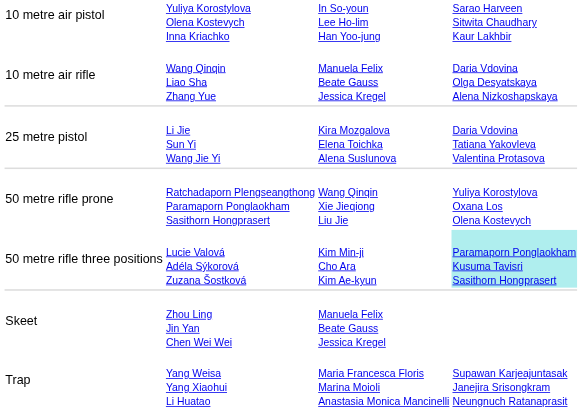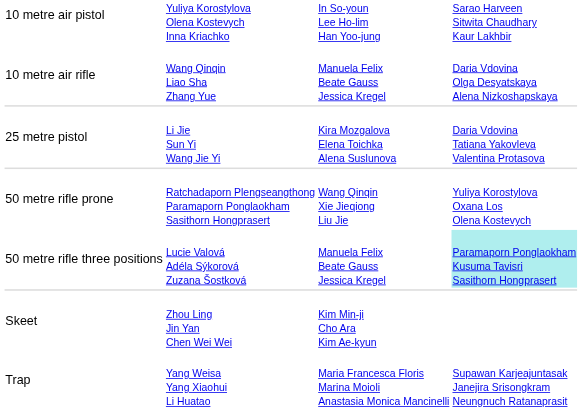(347, 266) Kim Min-ji Cho Ara Kim Ae-kyun -> (352, 266) Manuela Felix Beate Gauss Jessica Kregel
(352, 329) Manuela Felix Beate Gauss Jessica Kregel -> (347, 329) Kim Min-ji Cho Ara Kim Ae-kyun
